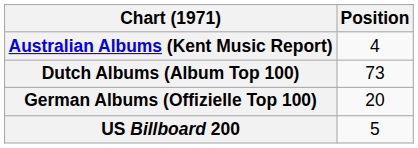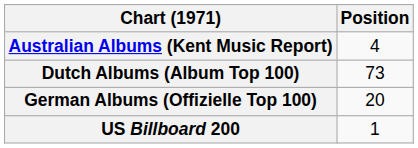(375, 128) 5 -> (375, 128) 1
